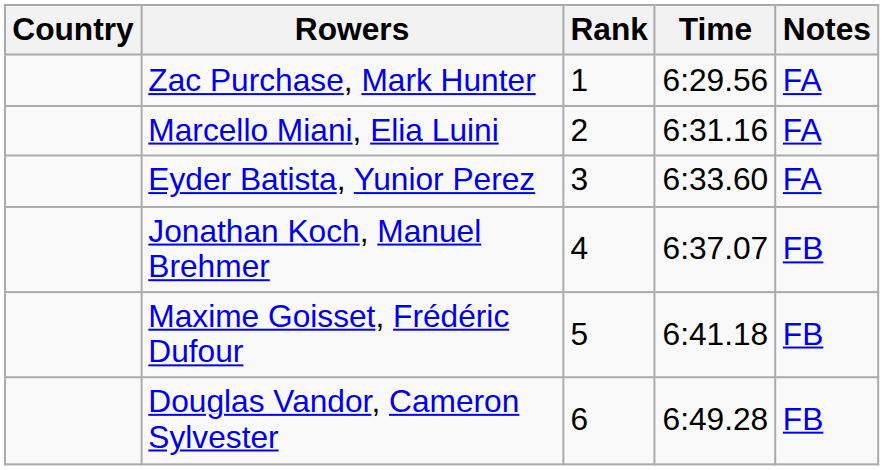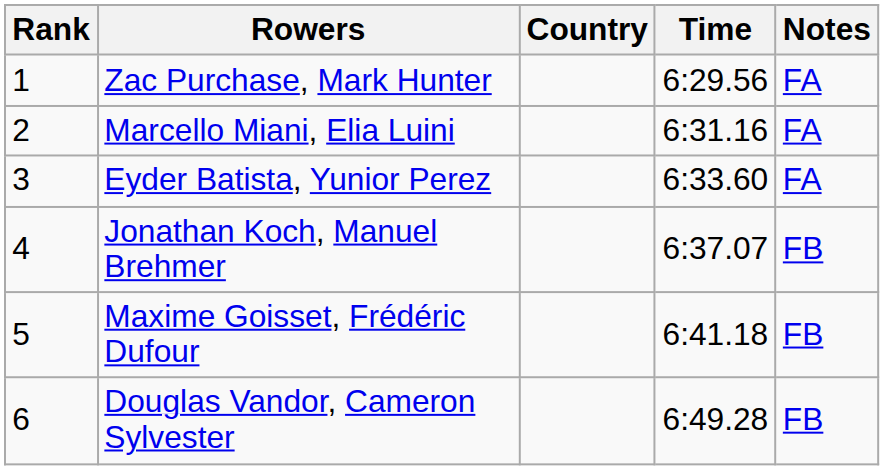columns swapped: (609, 29) <-> (73, 29)
